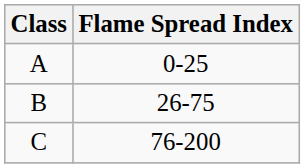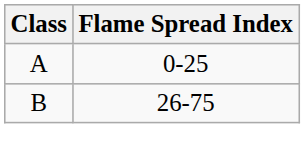- row: (39, 142)
